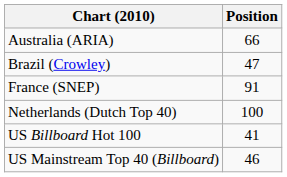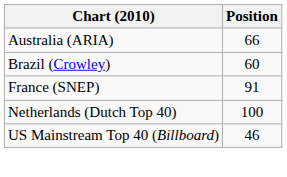(252, 64) 47 -> (252, 64) 60
- row: (74, 135)
